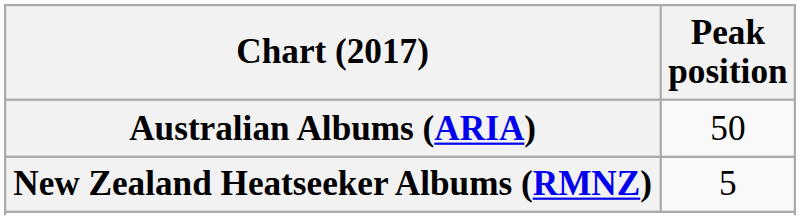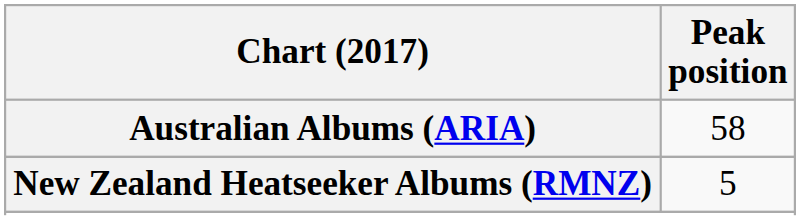(728, 127) 50 -> (728, 127) 58
